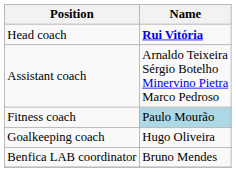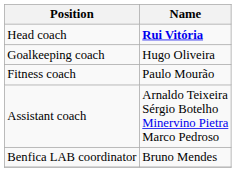rows swapped: (47, 75) <-> (56, 137)
(178, 117) lightblue background -> (178, 74) no background
